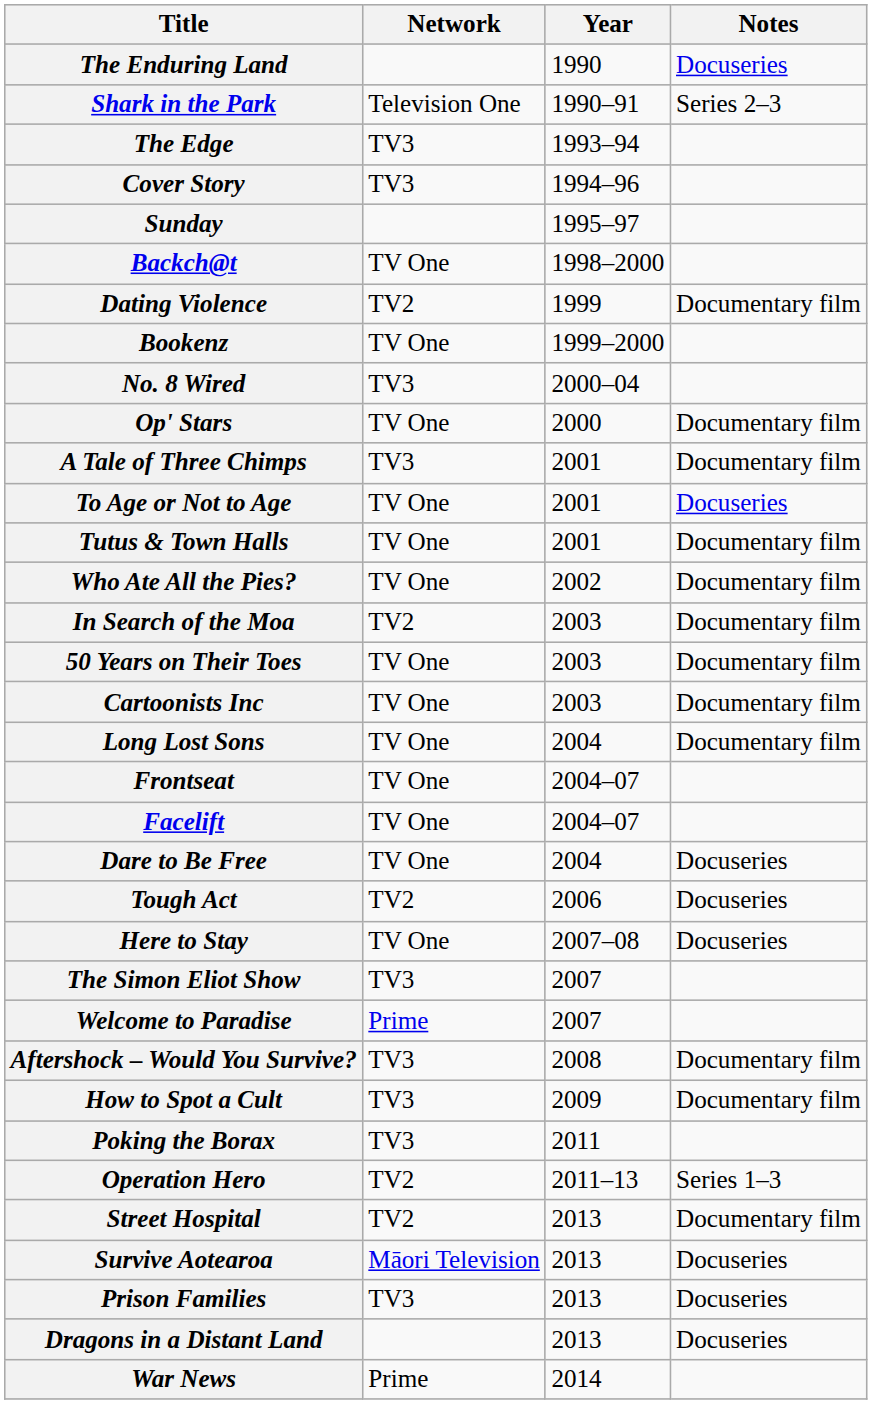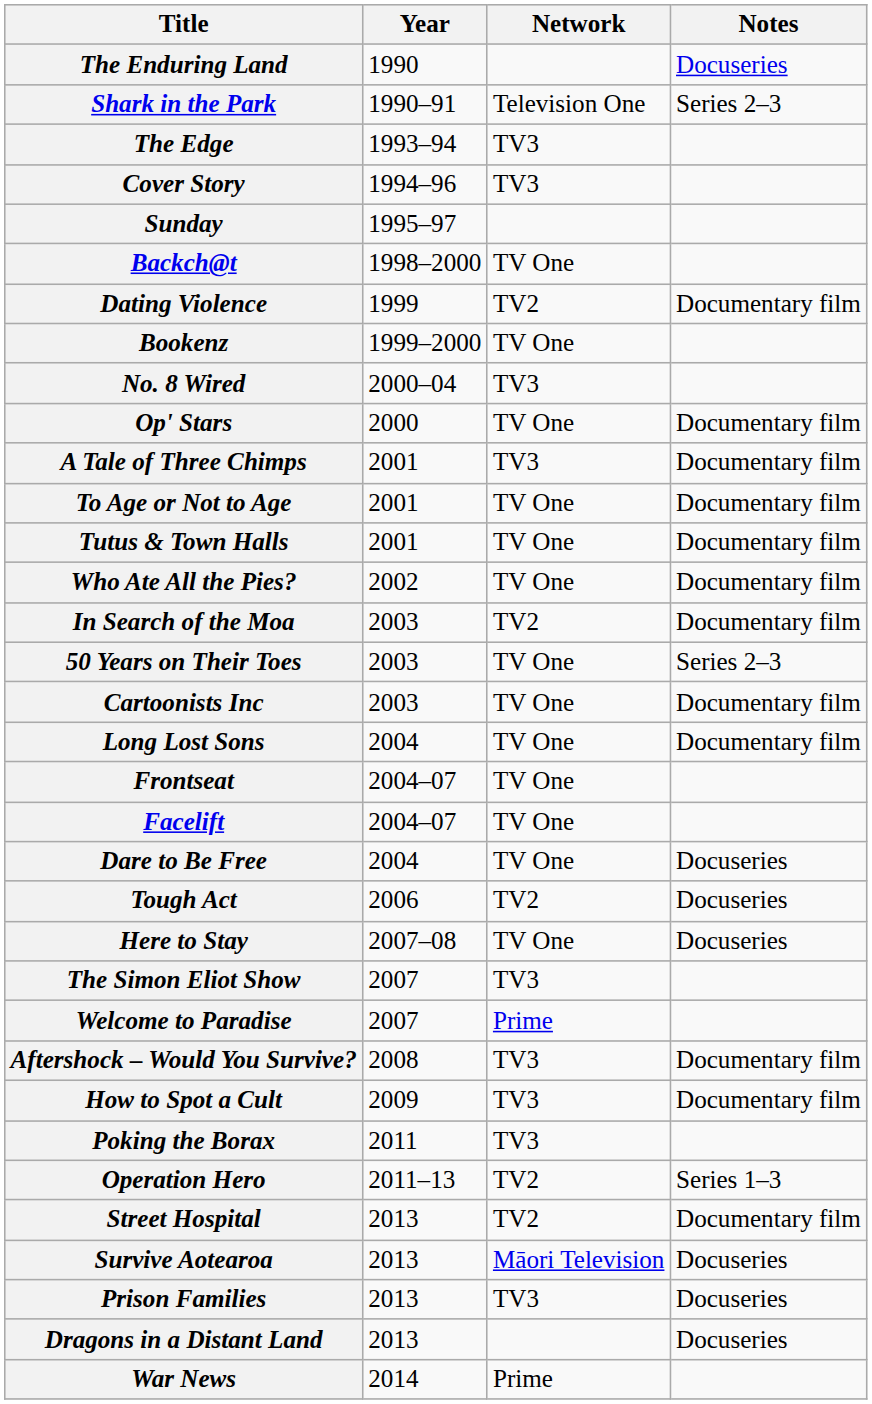columns swapped: (608, 24) <-> (454, 24)
(732, 502) Docuseries -> (768, 502) Documentary film
(768, 661) Documentary film -> (729, 661) Series 2–3
